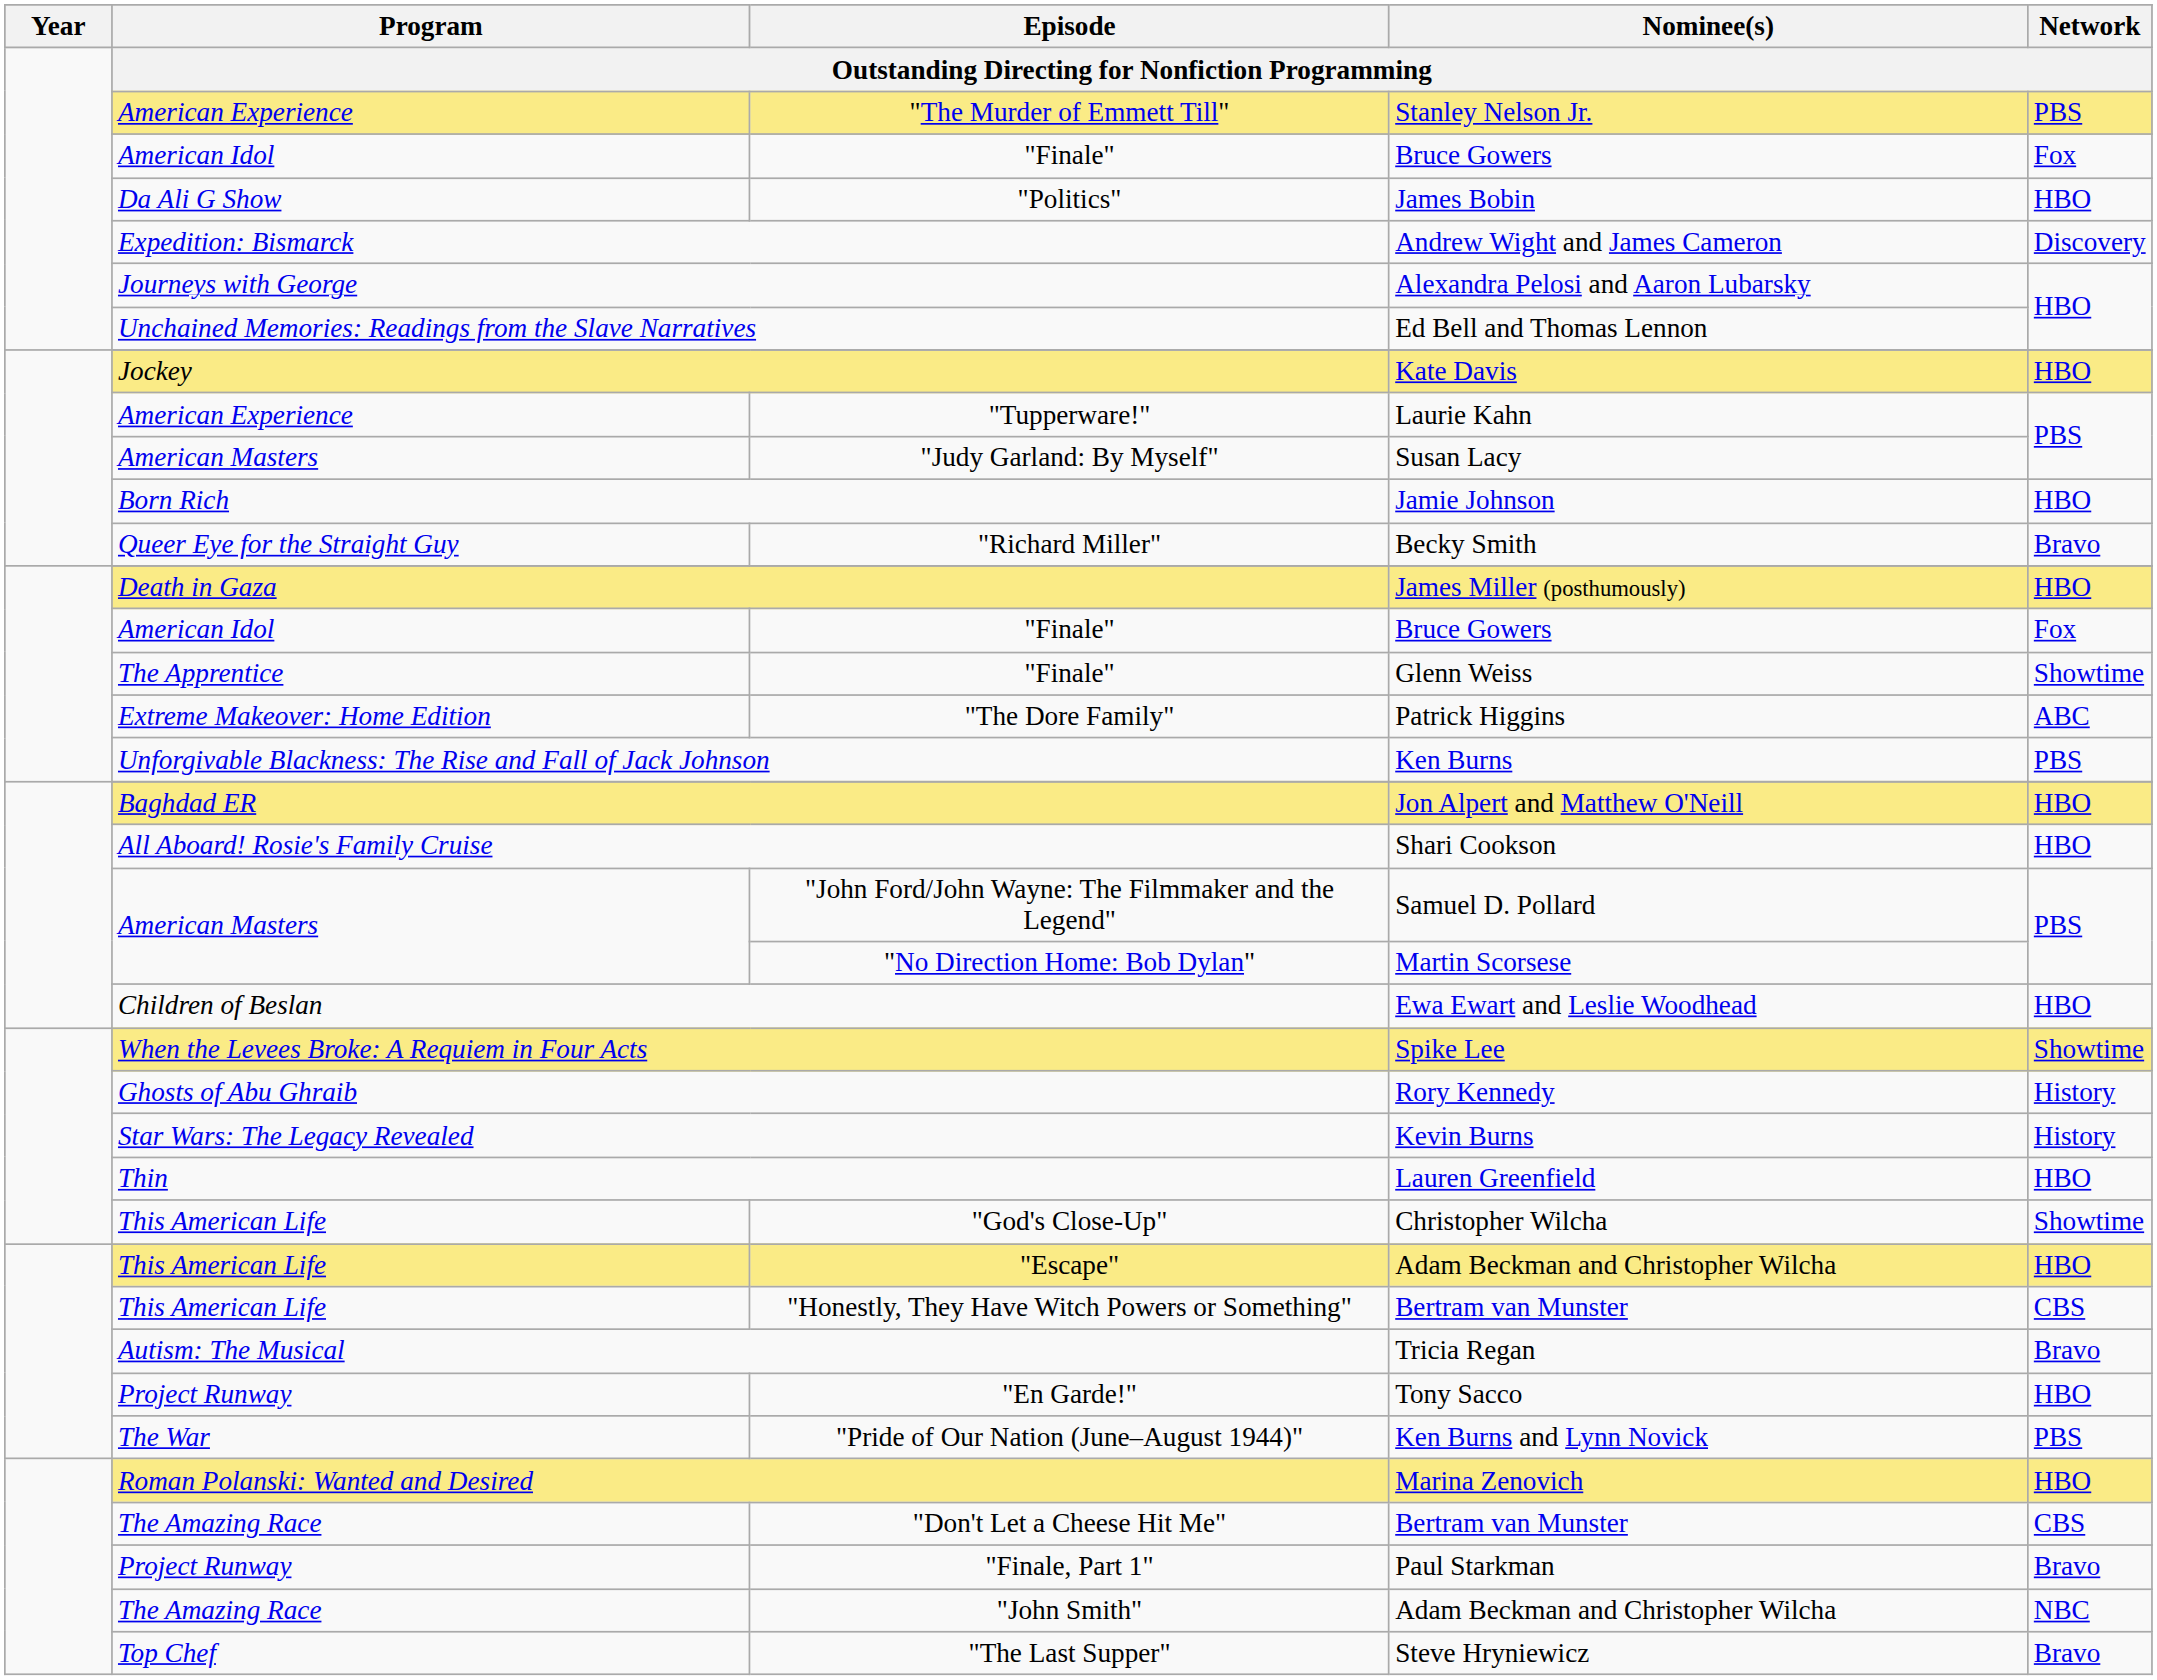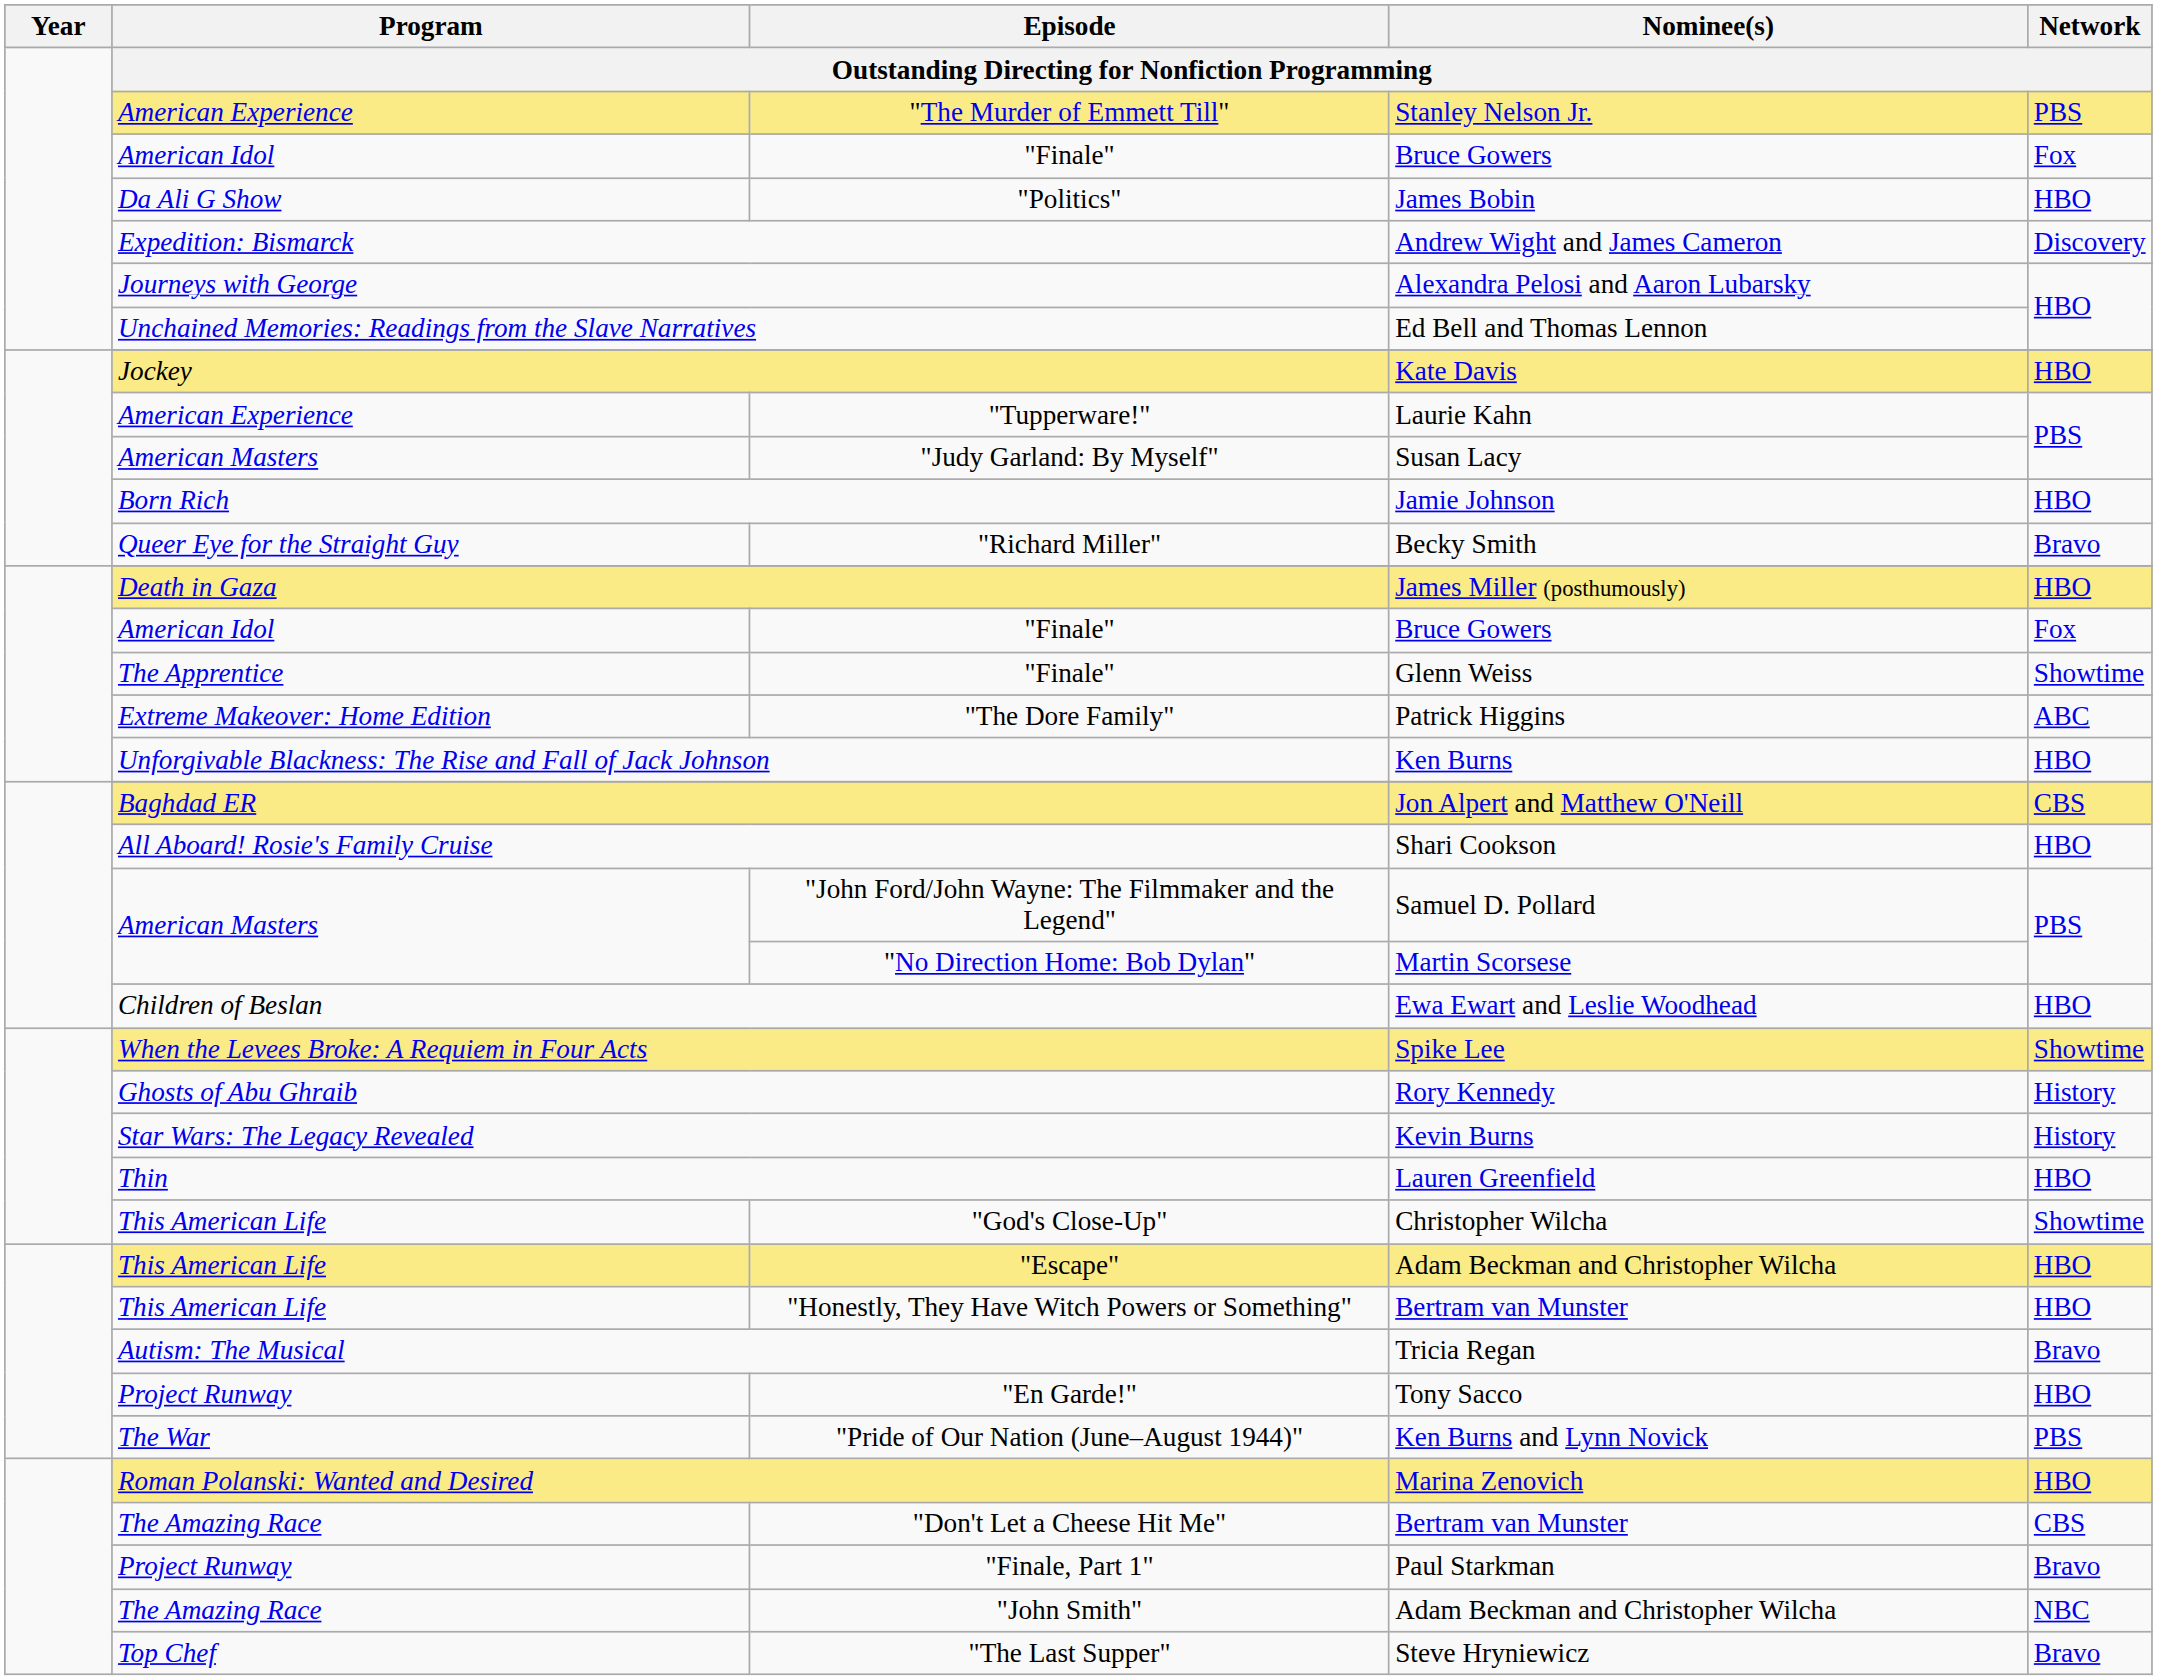(2058, 759) PBS -> (2063, 759) HBO
(2063, 802) HBO -> (2060, 802) CBS
(2060, 1307) CBS -> (2063, 1307) HBO
